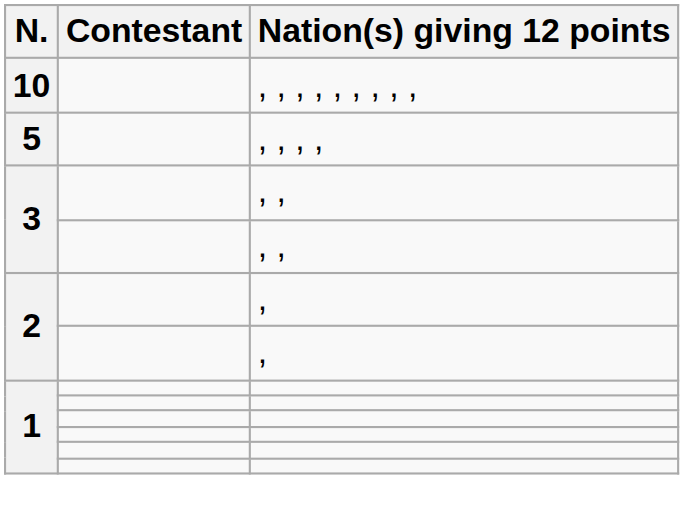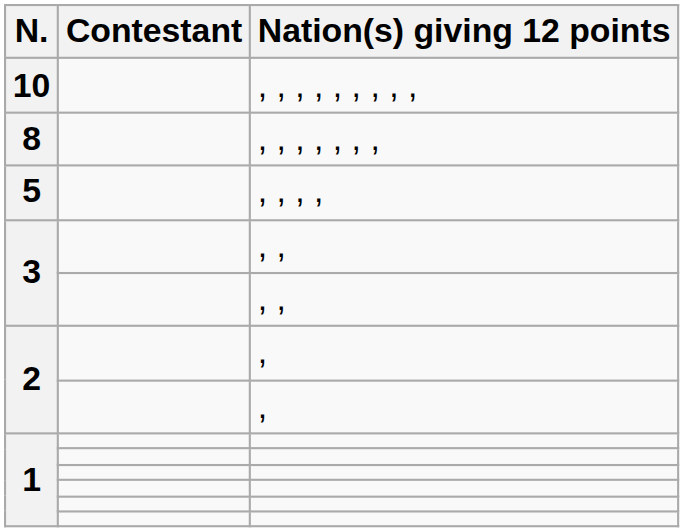+ row: (32, 138)
